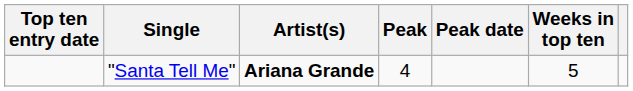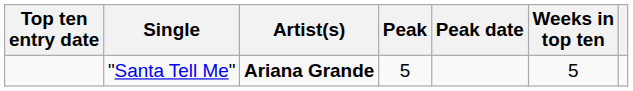(405, 70) 4 -> (405, 70) 5
